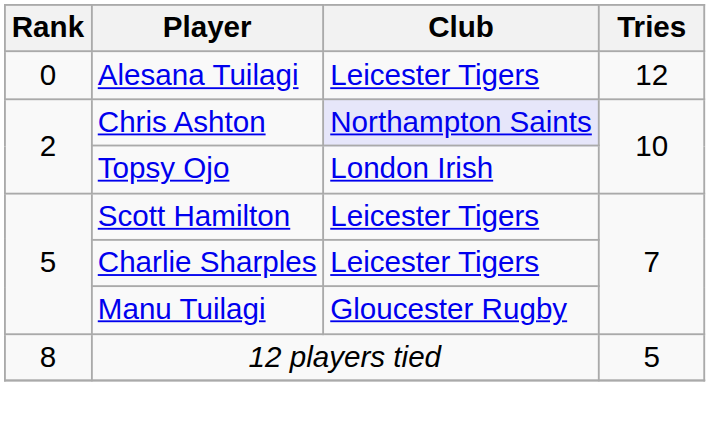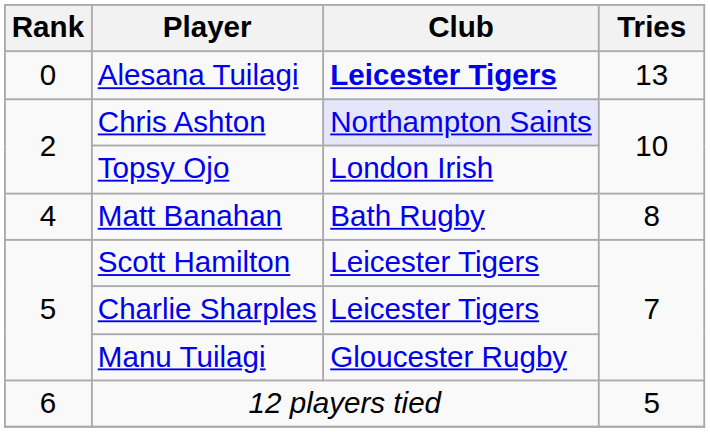(435, 74) normal -> (443, 74) bold
(652, 74) 12 -> (652, 74) 13
+ row: (190, 215)
(48, 356) 8 -> (48, 403) 6
